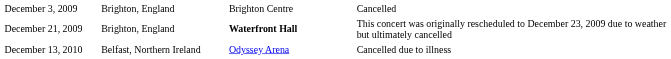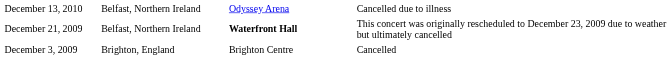rows swapped: (41, 8) <-> (43, 49)
(138, 29) Brighton, England -> (151, 29) Belfast, Northern Ireland
